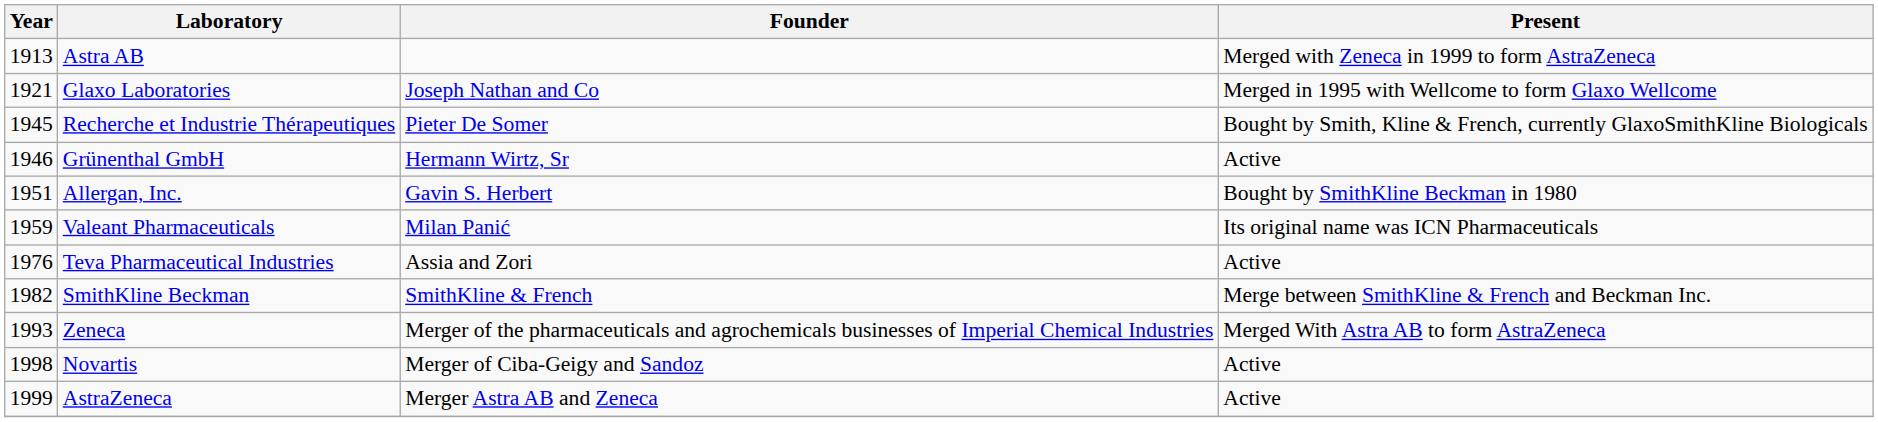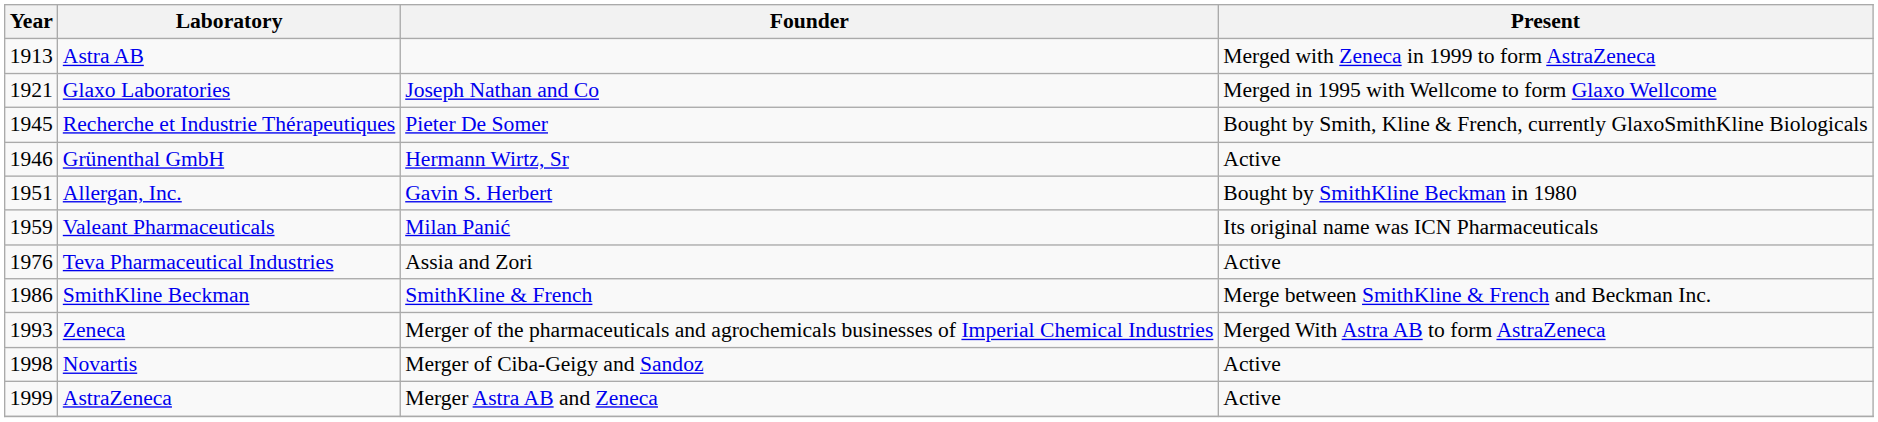(31, 295) 1982 -> (31, 295) 1986
